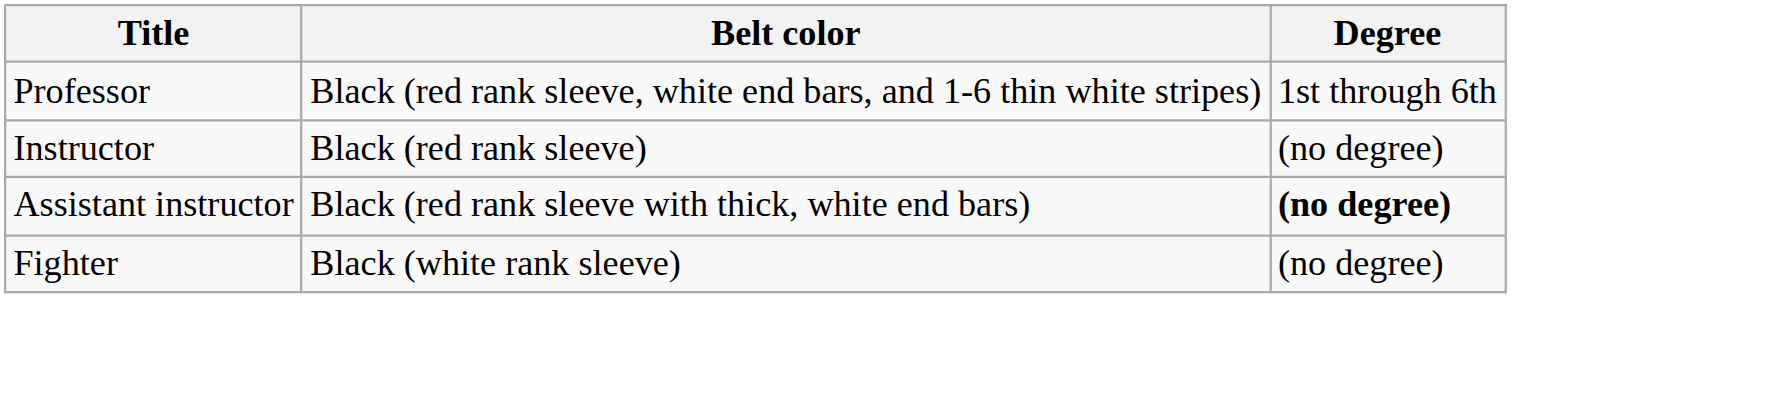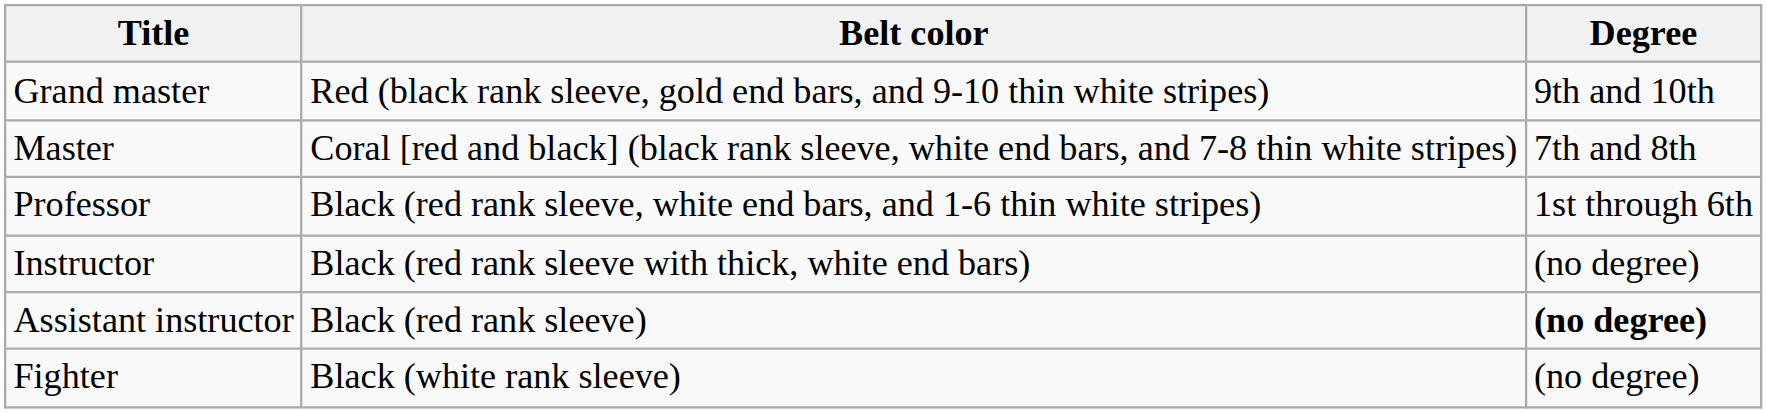+ row: (111, 90)
+ row: (64, 147)
(479, 147) Black (red rank sleeve) -> (670, 262) Black (red rank sleeve with thick, white end bars)
(670, 205) Black (red rank sleeve with thick, white end bars) -> (479, 319) Black (red rank sleeve)
